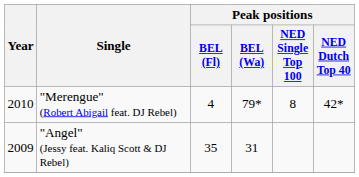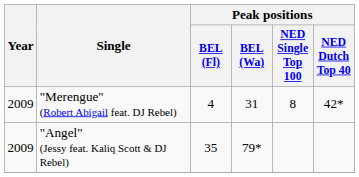(21, 104) 2010 -> (21, 104) 2009
(252, 104) 79* -> (252, 104) 31
(252, 147) 31 -> (252, 147) 79*
